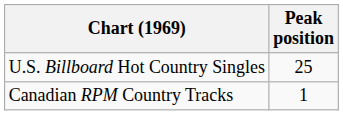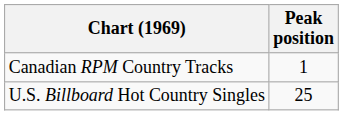rows swapped: (137, 67) <-> (121, 95)
